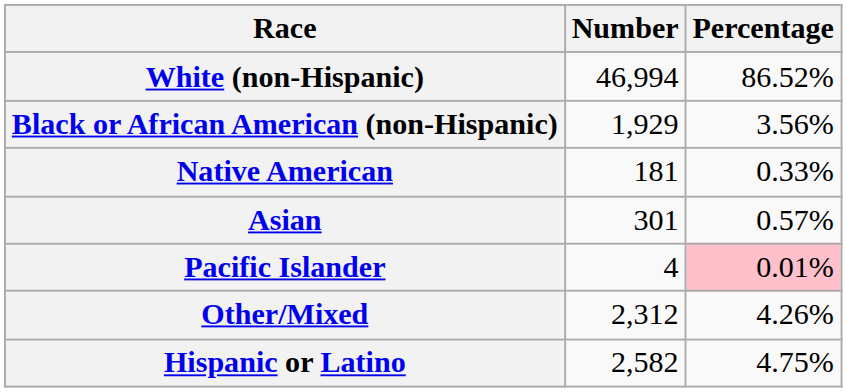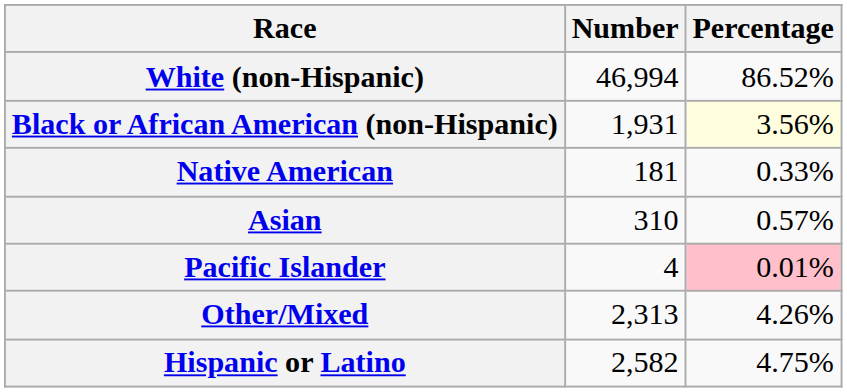(645, 123) 1,929 -> (645, 123) 1,931
(795, 123) no background -> (795, 123) lightyellow background
(656, 219) 301 -> (656, 219) 310
(645, 314) 2,312 -> (645, 314) 2,313
